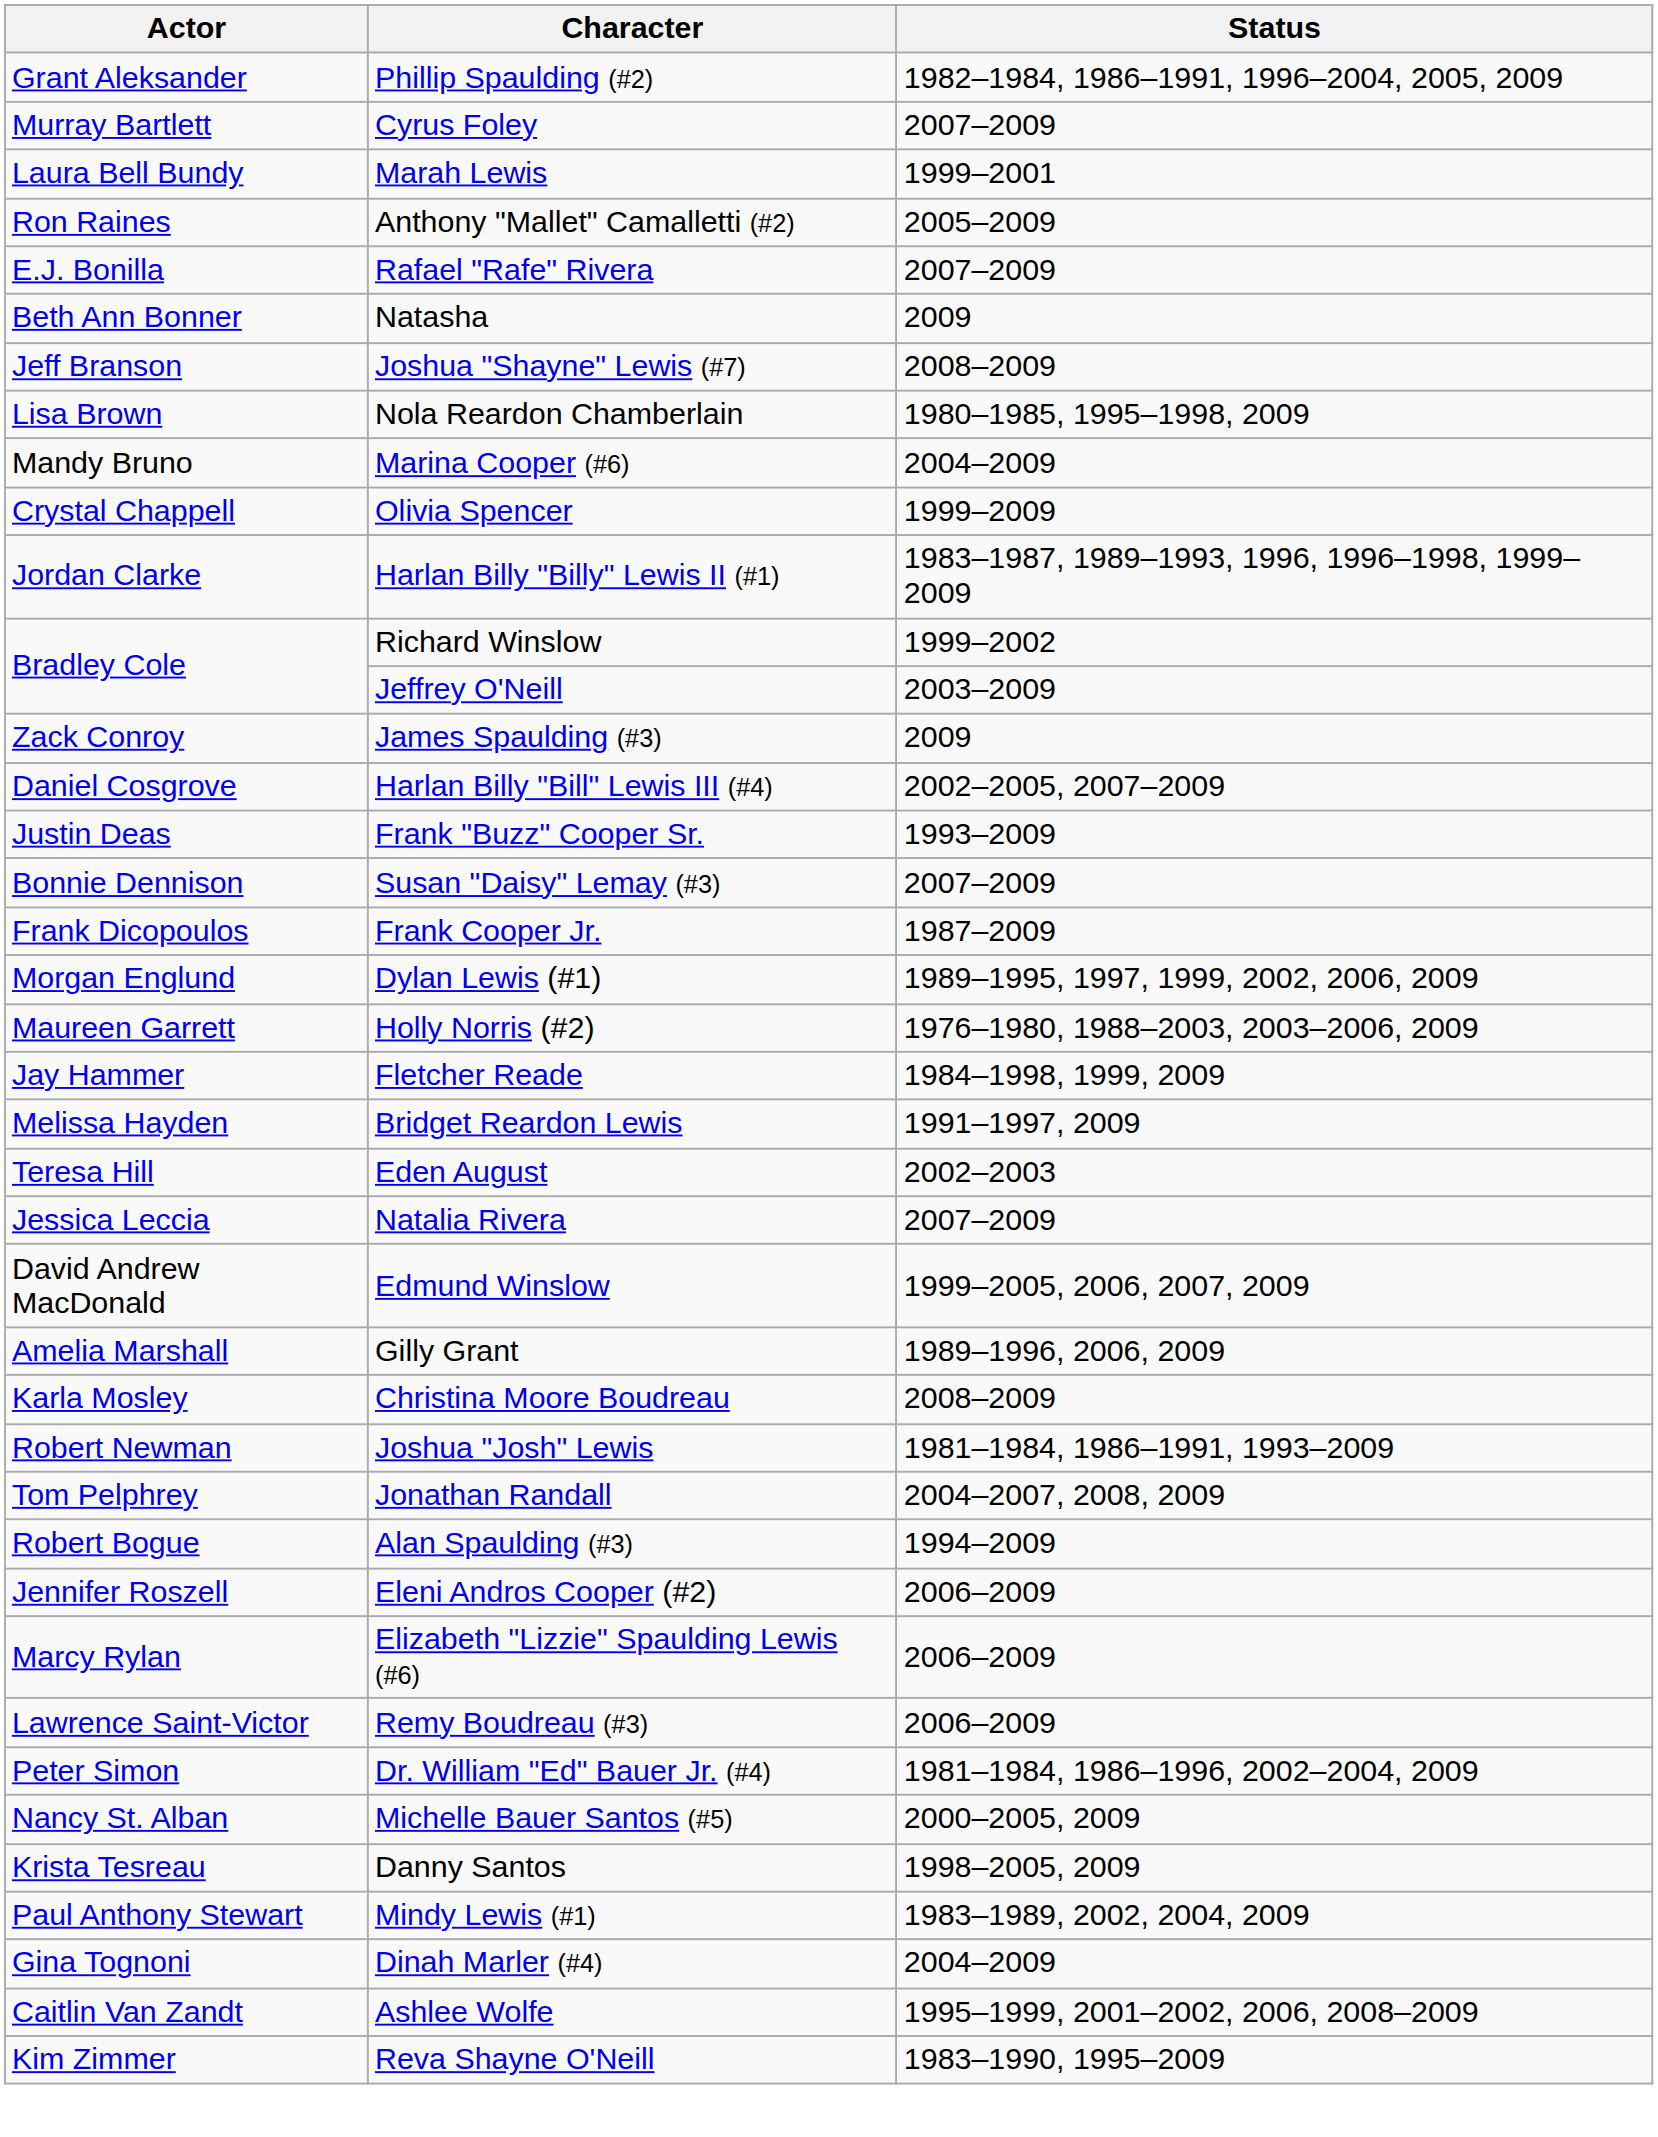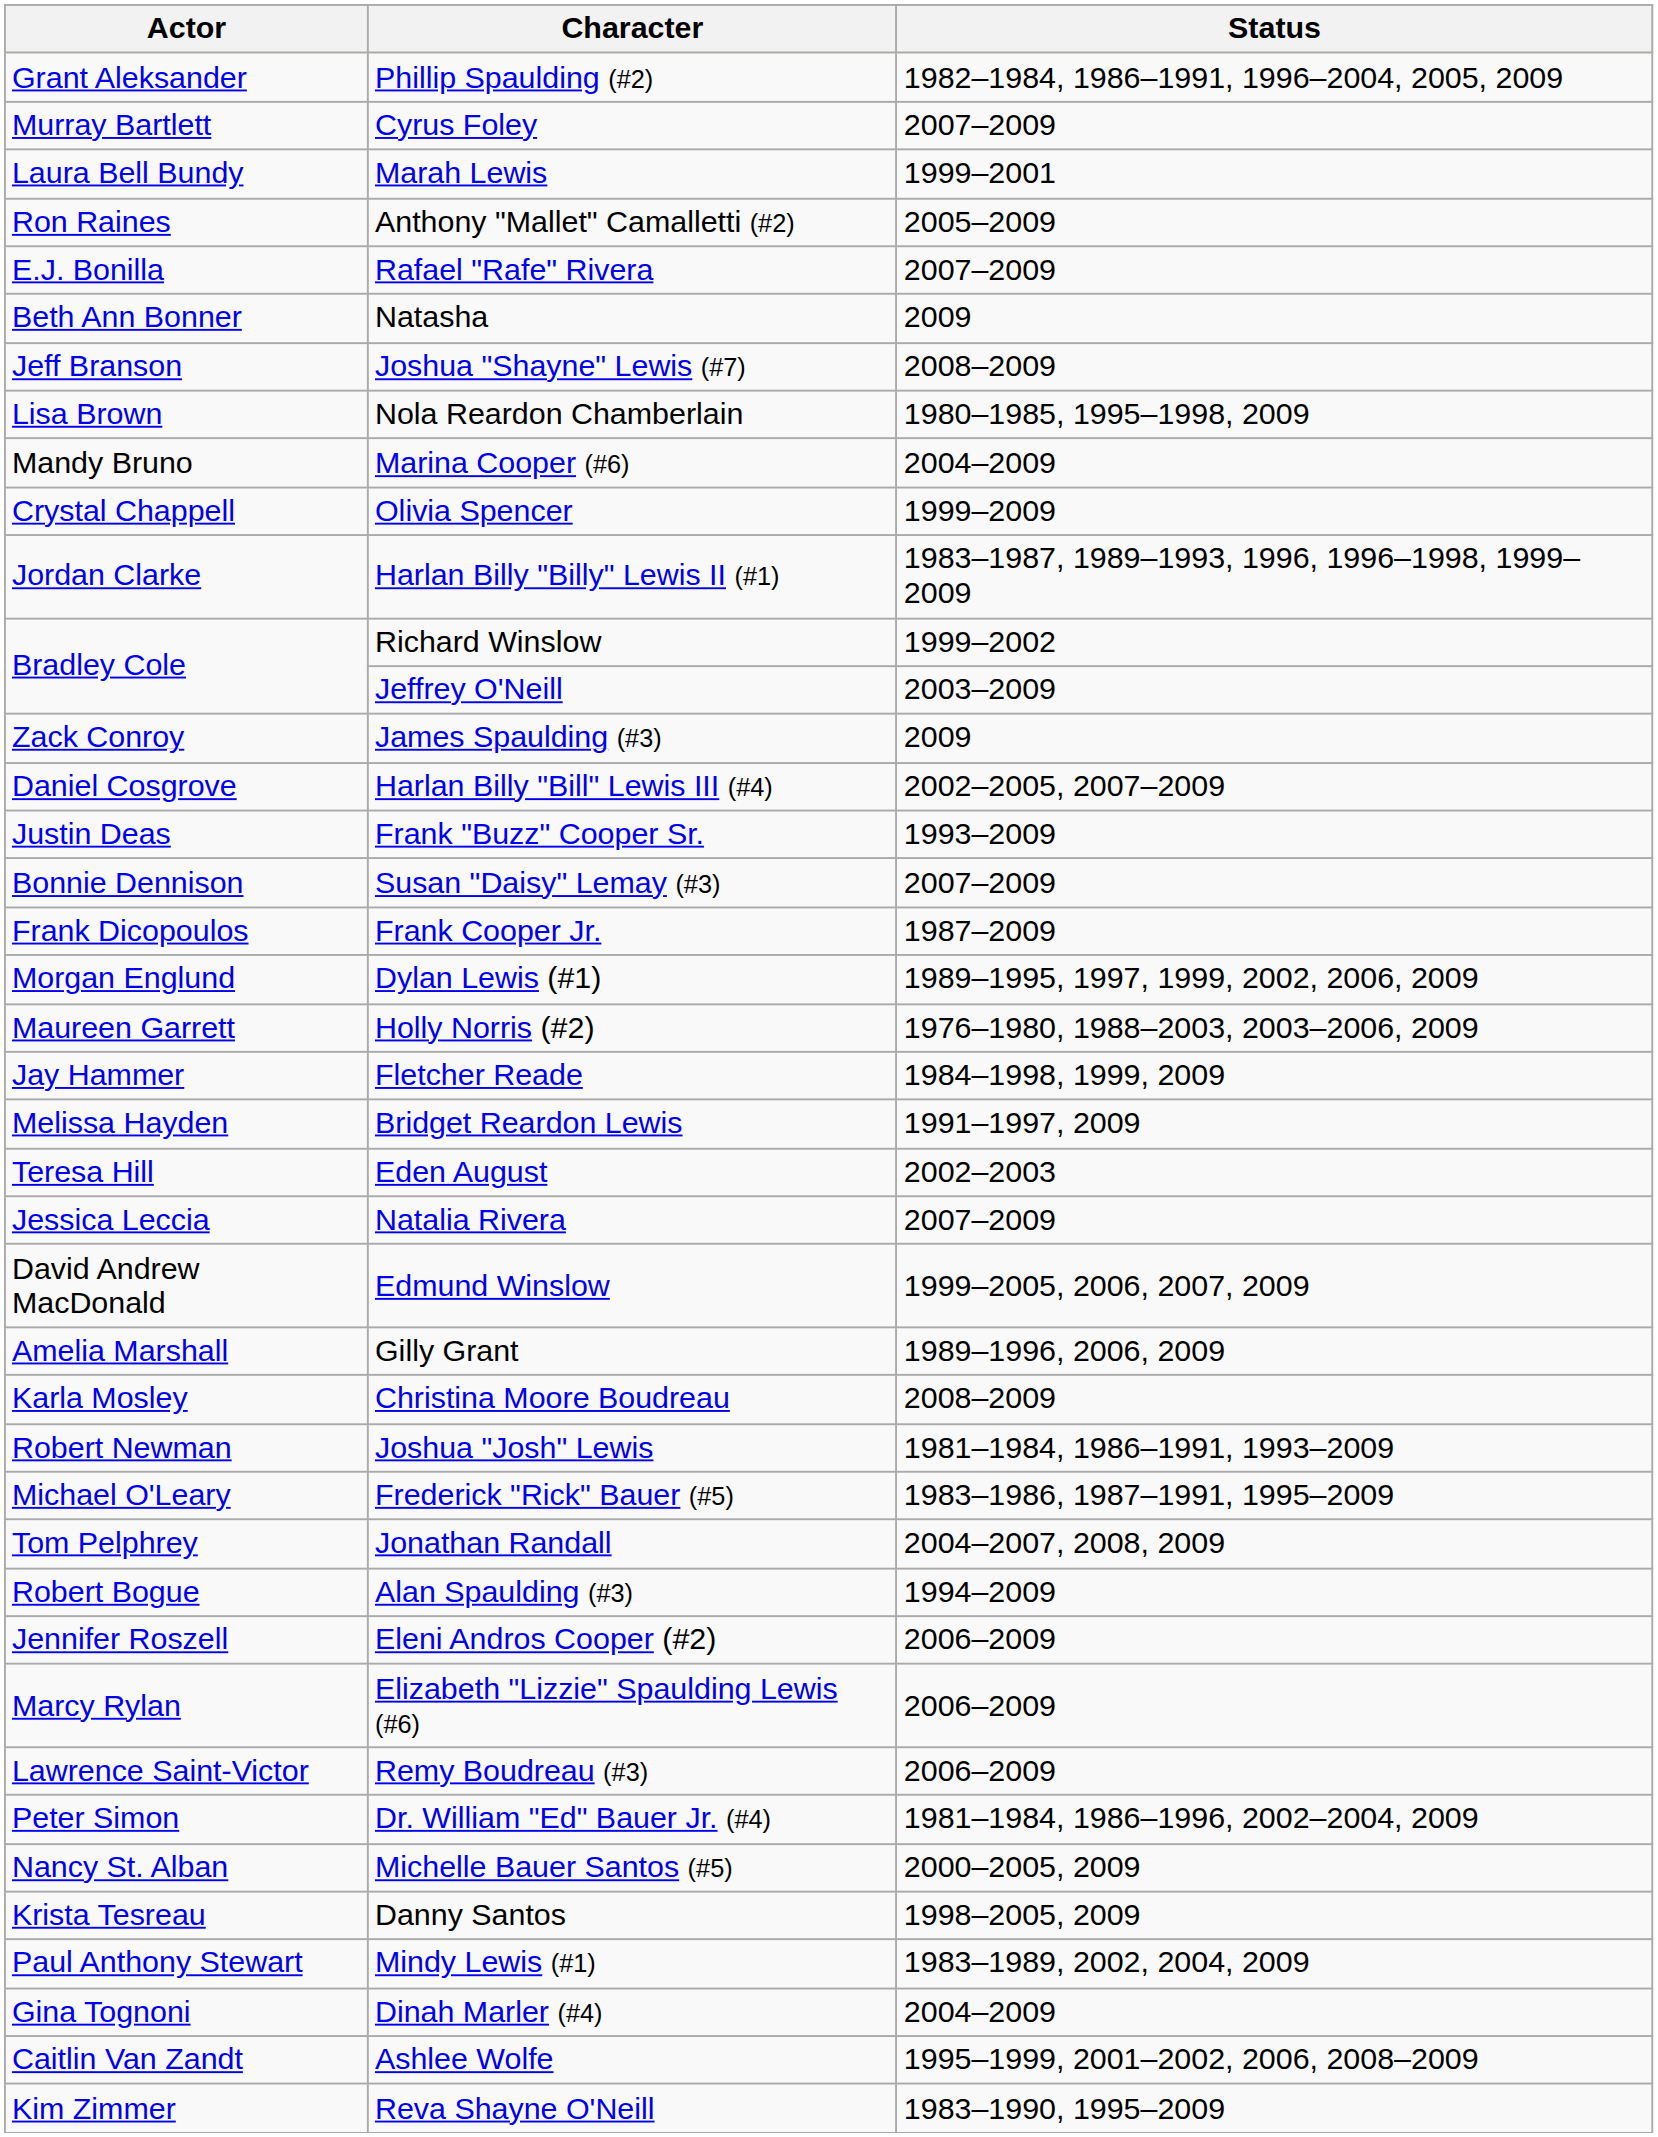+ row: (554, 1495)
